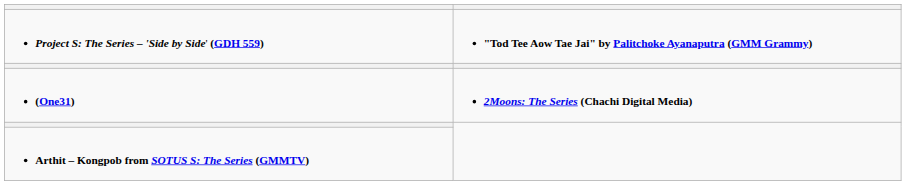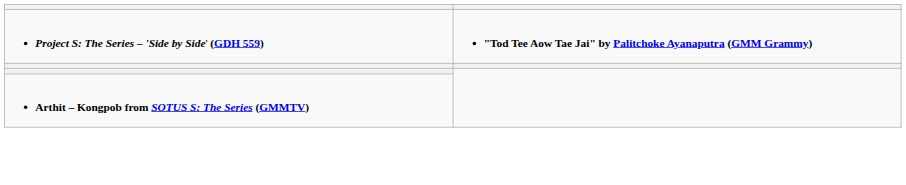- row: (229, 101)
